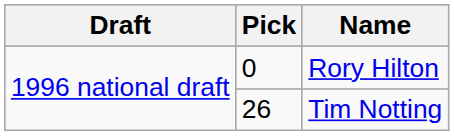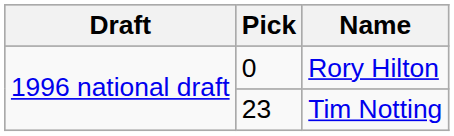(256, 109) 26 -> (256, 109) 23
